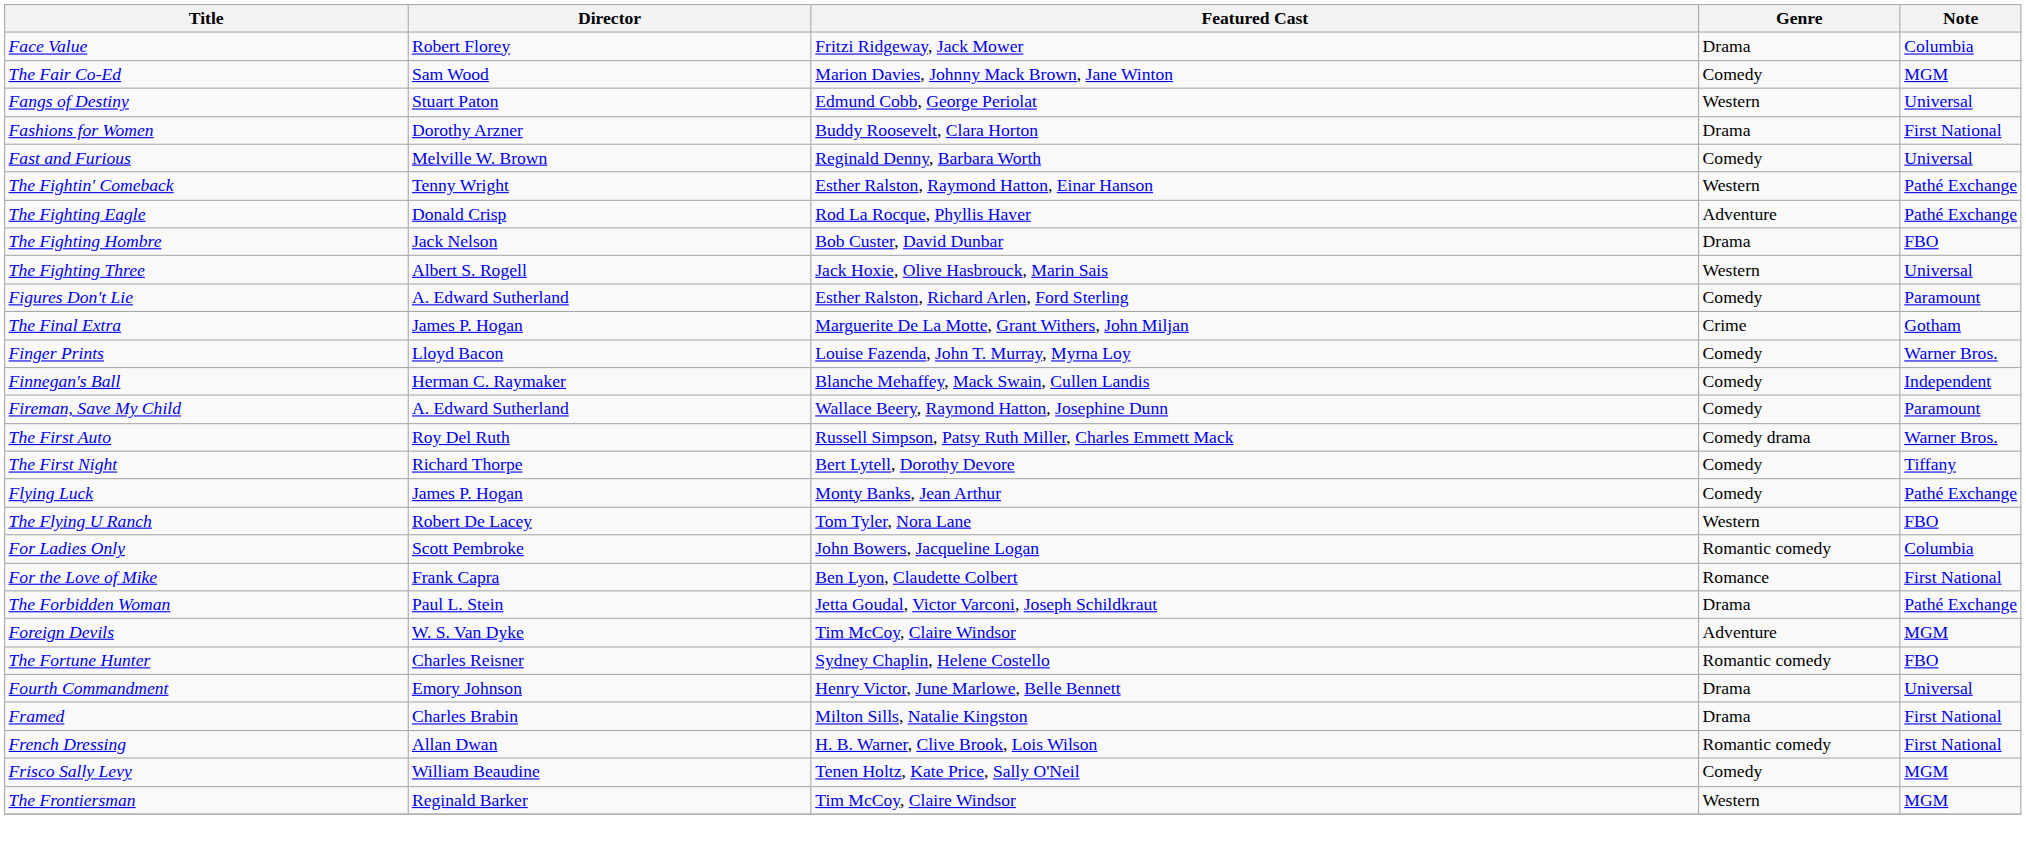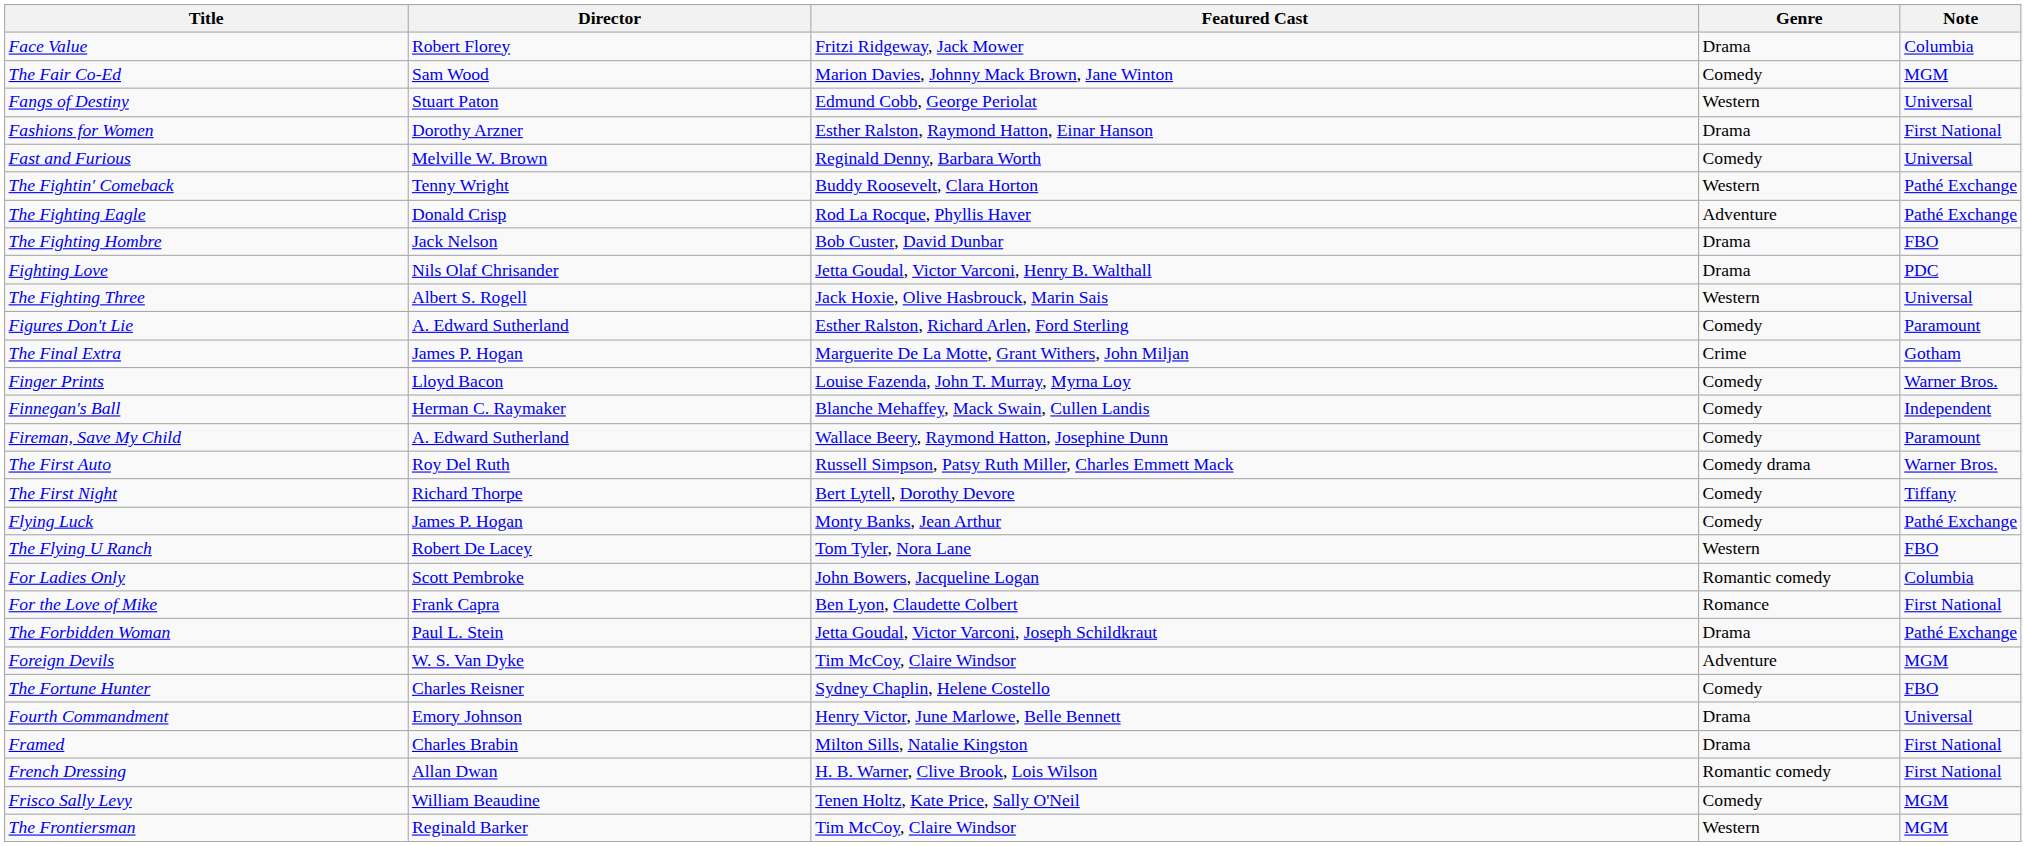(927, 130) Buddy Roosevelt, Clara Horton -> (984, 130) Esther Ralston, Raymond Hatton, Einar Hanson
(984, 185) Esther Ralston, Raymond Hatton, Einar Hanson -> (927, 185) Buddy Roosevelt, Clara Horton
+ row: (58, 269)
(1767, 660) Romantic comedy -> (1732, 688) Comedy
